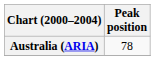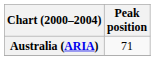(127, 45) 78 -> (127, 45) 71
